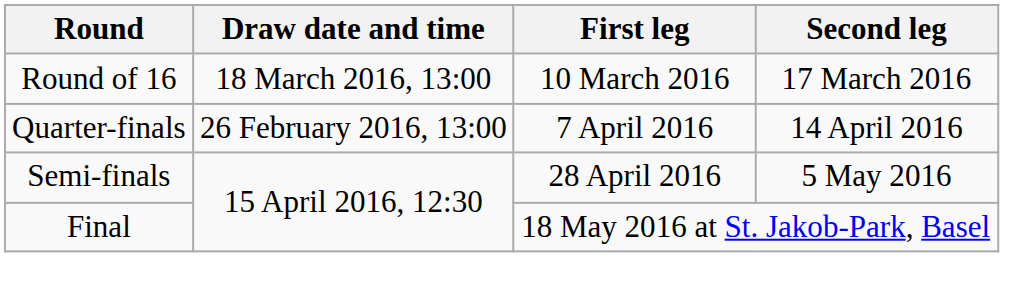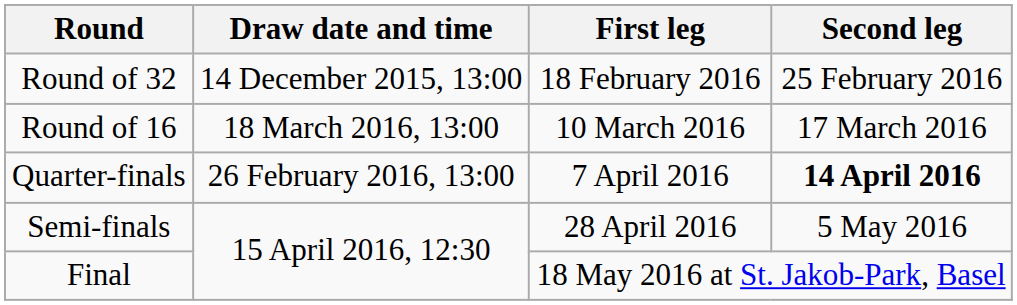+ row: (99, 78)
(876, 127) normal -> (892, 176) bold
